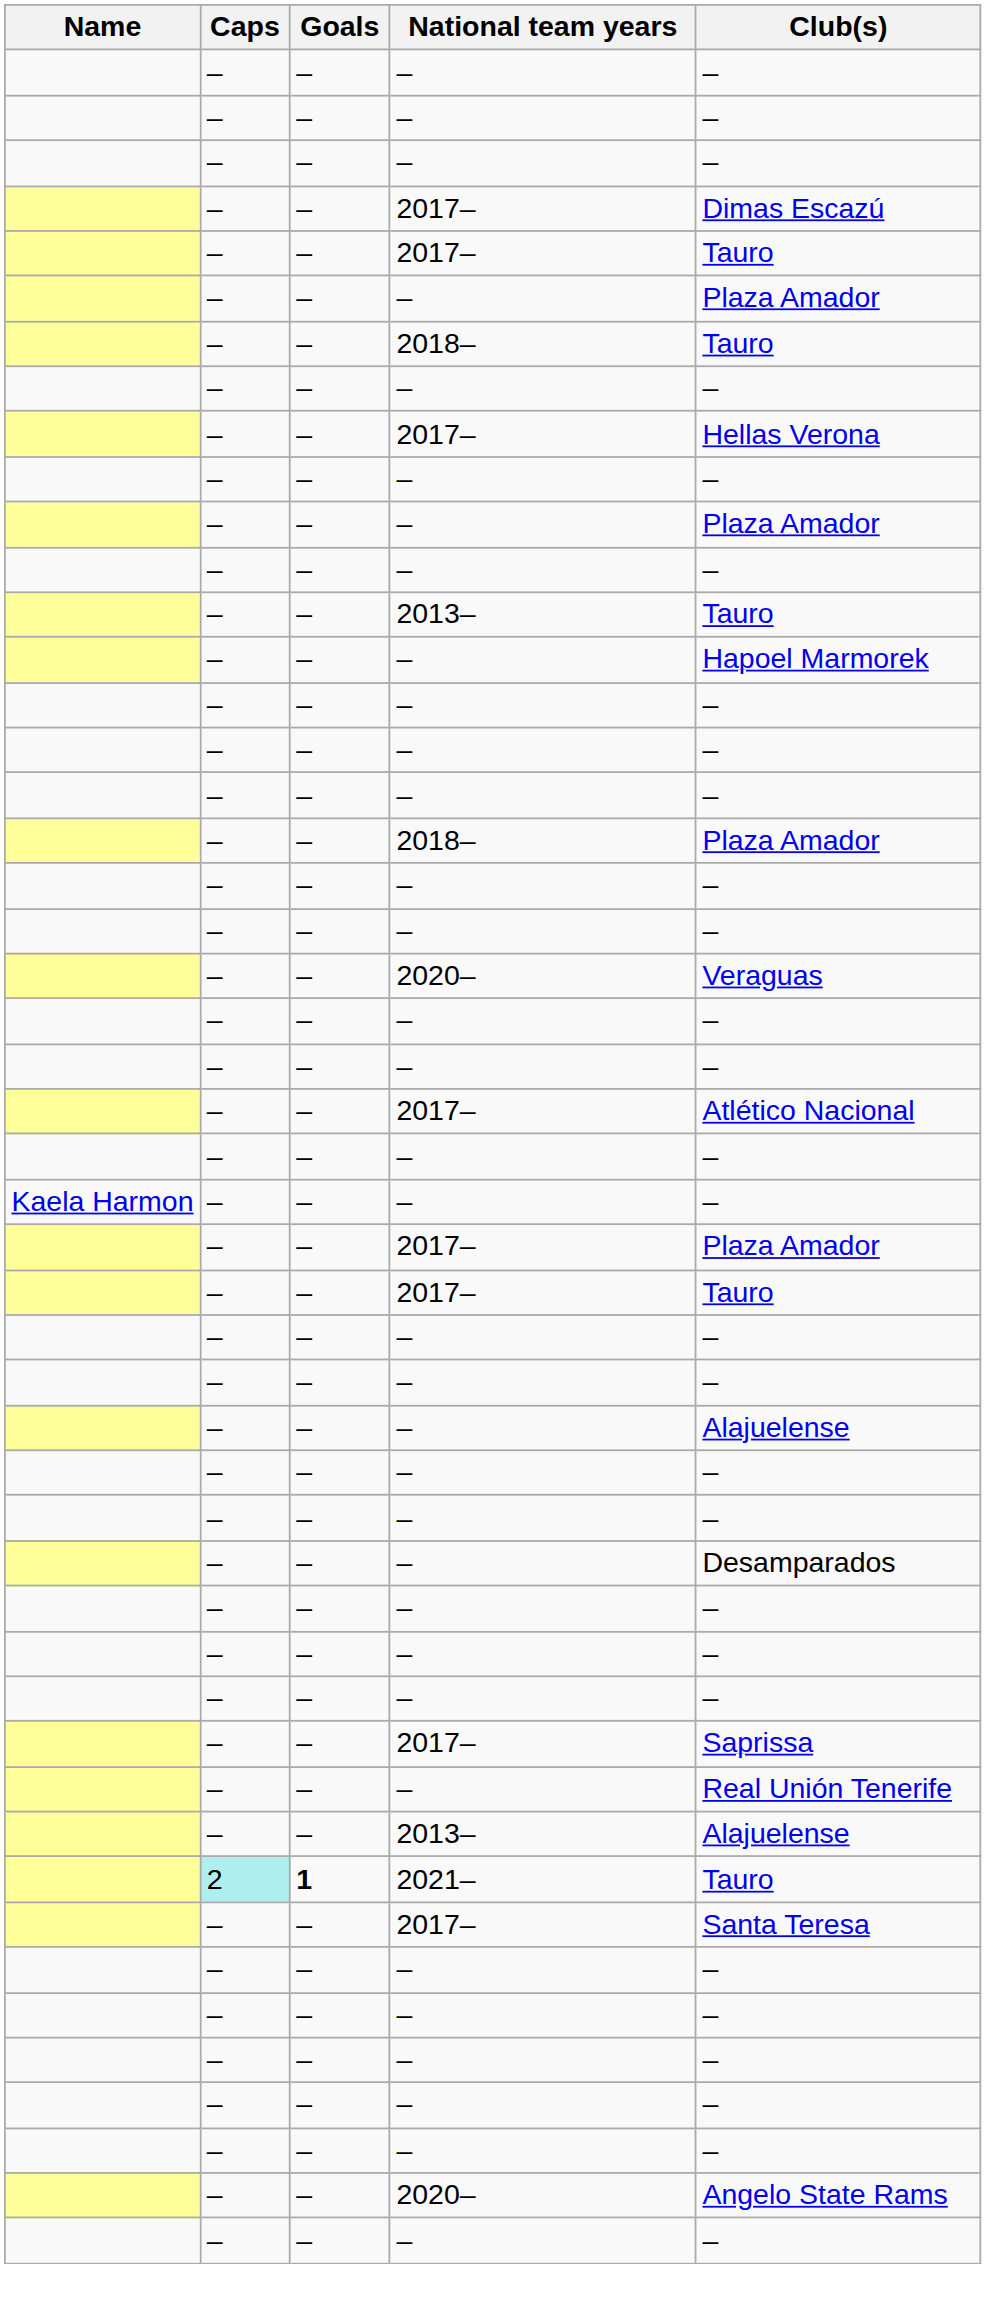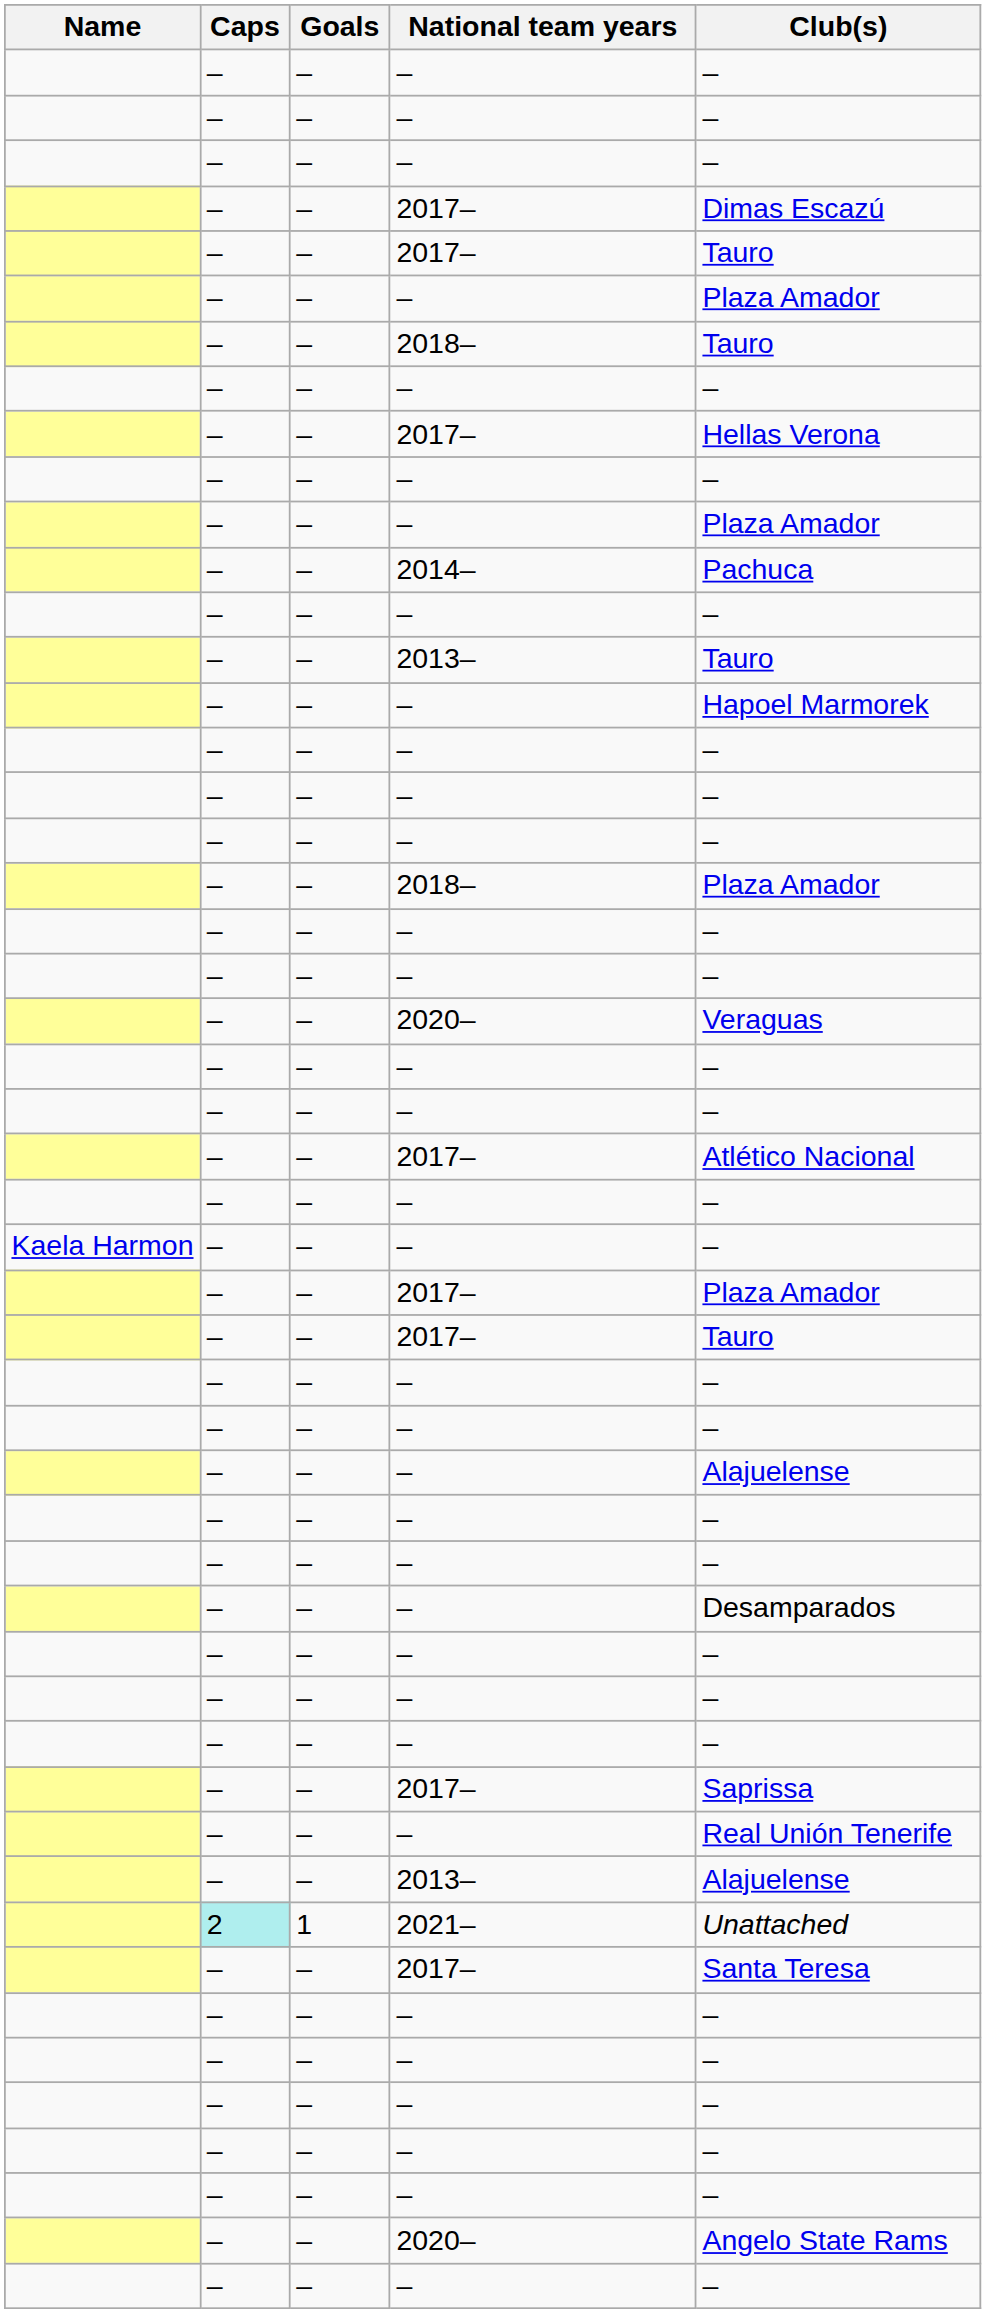+ row: (102, 569)
(304, 1878) bold -> (304, 1924) normal
(738, 1878) Tauro -> (775, 1924) Unattached
